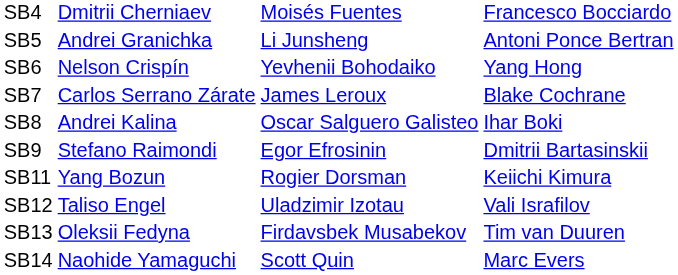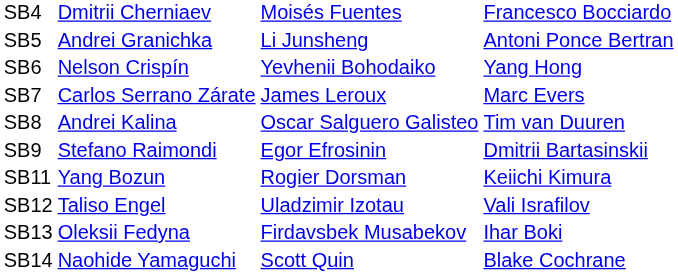(555, 95) Blake Cochrane -> (534, 95) Marc Evers
(523, 122) Ihar Boki -> (554, 122) Tim van Duuren
(554, 232) Tim van Duuren -> (523, 232) Ihar Boki
(534, 260) Marc Evers -> (555, 260) Blake Cochrane
